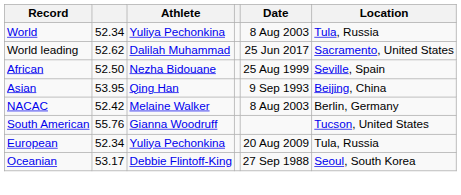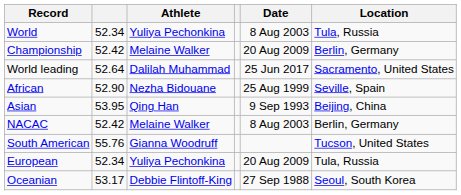+ row: (44, 50)
(110, 50) 52.62 -> (110, 69) 52.64
(110, 69) 52.50 -> (110, 87) 52.90
